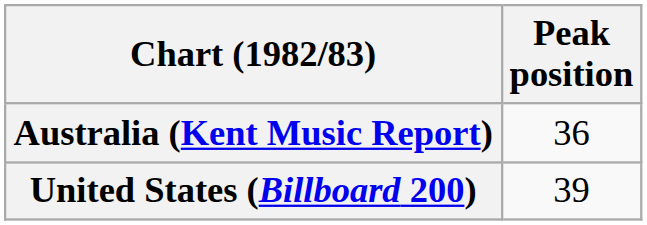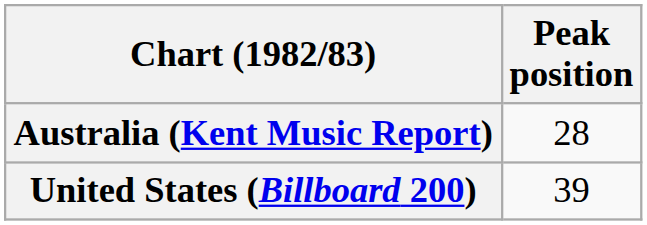(571, 132) 36 -> (571, 132) 28
